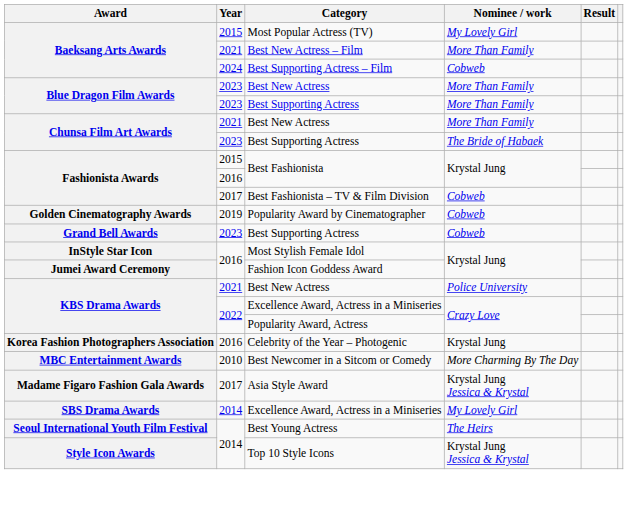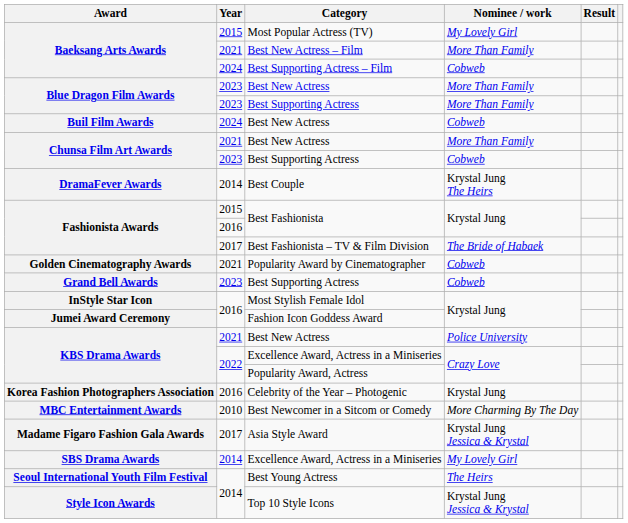+ row: (110, 123)
(495, 141) The Bride of Habaek -> (466, 159) Cobweb
+ row: (110, 184)
(466, 196) Cobweb -> (495, 245) The Bride of Habaek
(231, 214) 2019 -> (231, 264) 2021
